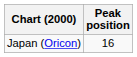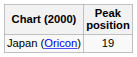(108, 43) 16 -> (108, 43) 19
